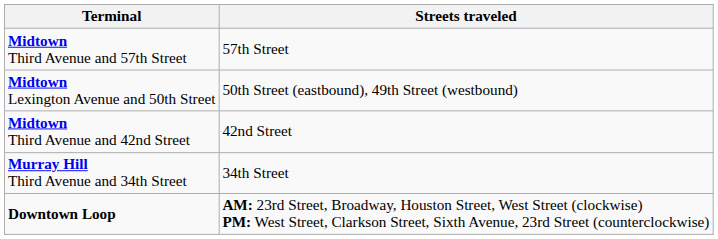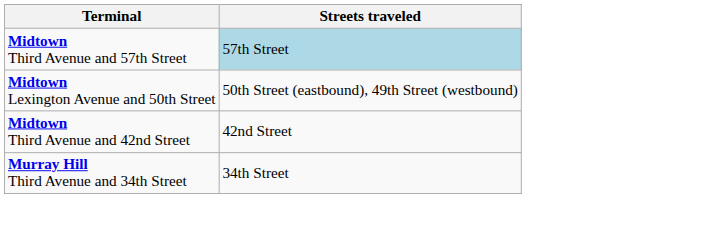(256, 49) no background -> (256, 49) lightblue background
- row: (62, 214)
